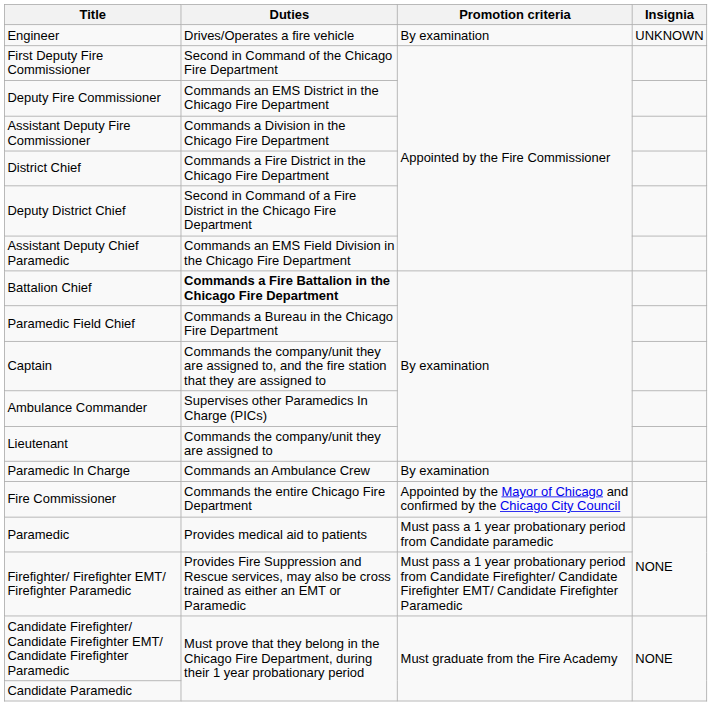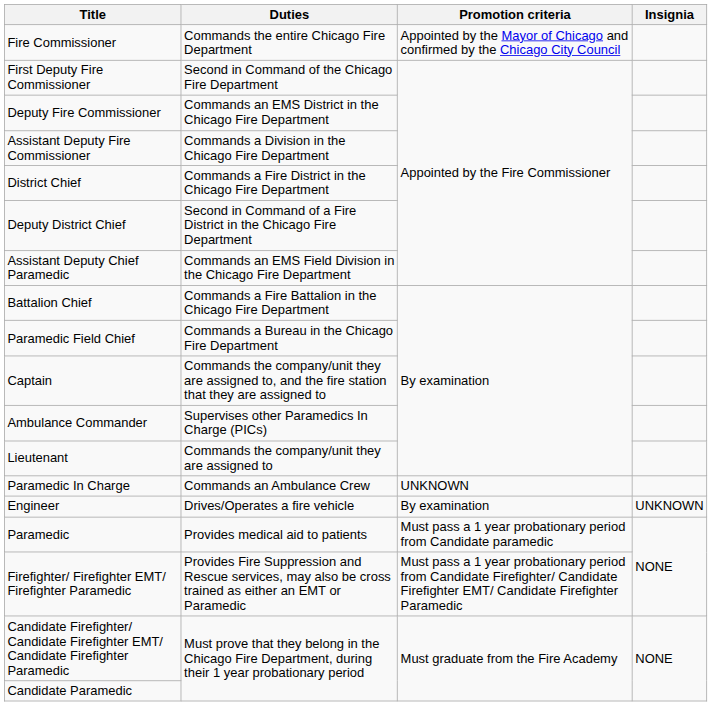rows swapped: (62, 499) <-> (33, 35)
(287, 288) bold -> (280, 303) normal
(445, 471) By examination -> (435, 486) UNKNOWN
